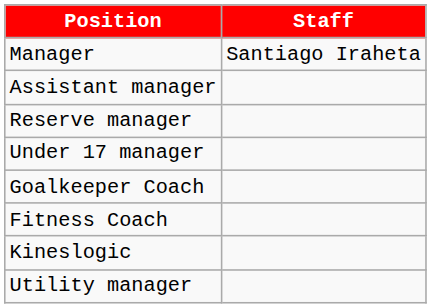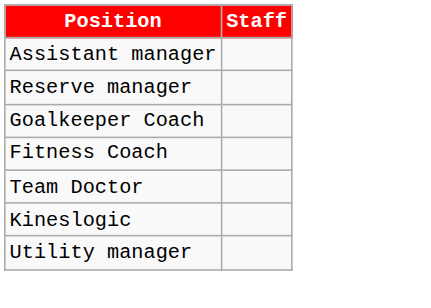- row: (52, 54)
- row: (107, 154)
+ row: (77, 187)
